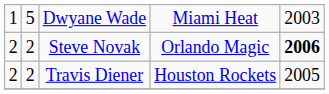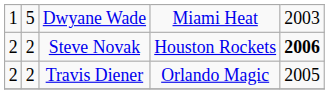(215, 46) Orlando Magic -> (215, 46) Houston Rockets
(215, 74) Houston Rockets -> (215, 74) Orlando Magic
